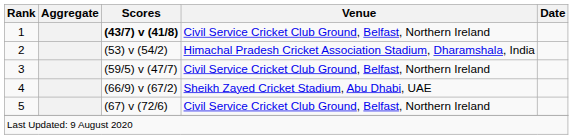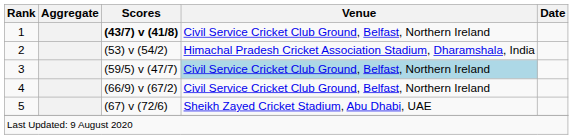(337, 69) no background -> (337, 69) lightblue background
(308, 87) Sheikh Zayed Cricket Stadium, Abu Dhabi, UAE -> (337, 87) Civil Service Cricket Club Ground, Belfast, Northern Ireland
(337, 106) Civil Service Cricket Club Ground, Belfast, Northern Ireland -> (308, 106) Sheikh Zayed Cricket Stadium, Abu Dhabi, UAE
